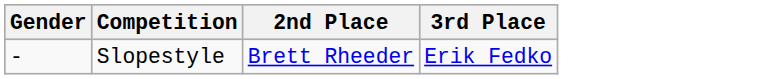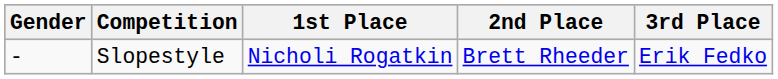+ column: (350, 22)
